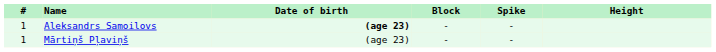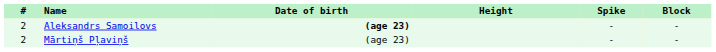columns swapped: (627, 11) <-> (446, 11)
(23, 26) 1 -> (23, 26) 2
(23, 40) 1 -> (23, 40) 2
